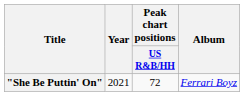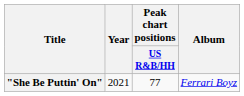(155, 82) 72 -> (155, 82) 77
